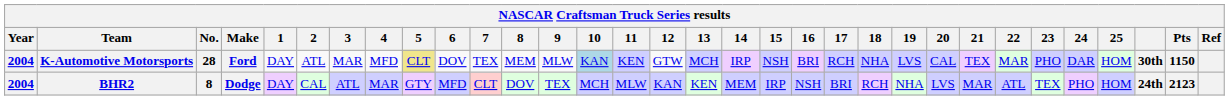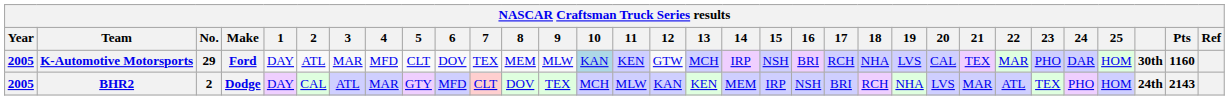(21, 61) 2004 -> (21, 61) 2005
(209, 61) 28 -> (209, 61) 29
(418, 61) khaki background -> (418, 61) no background
(1182, 61) 1150 -> (1182, 61) 1160
(21, 83) 2004 -> (21, 83) 2005
(209, 83) 8 -> (209, 83) 2
(1182, 83) 2123 -> (1182, 83) 2143
